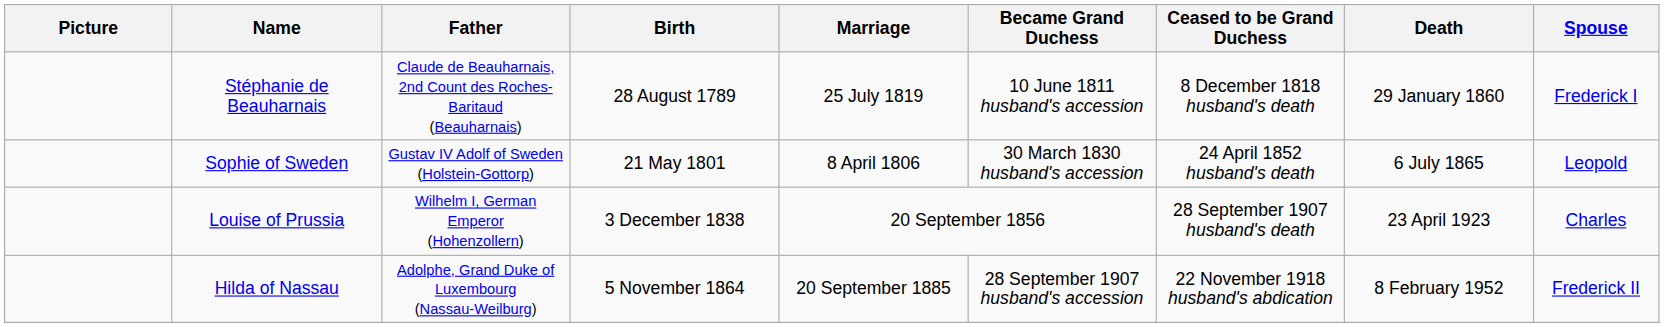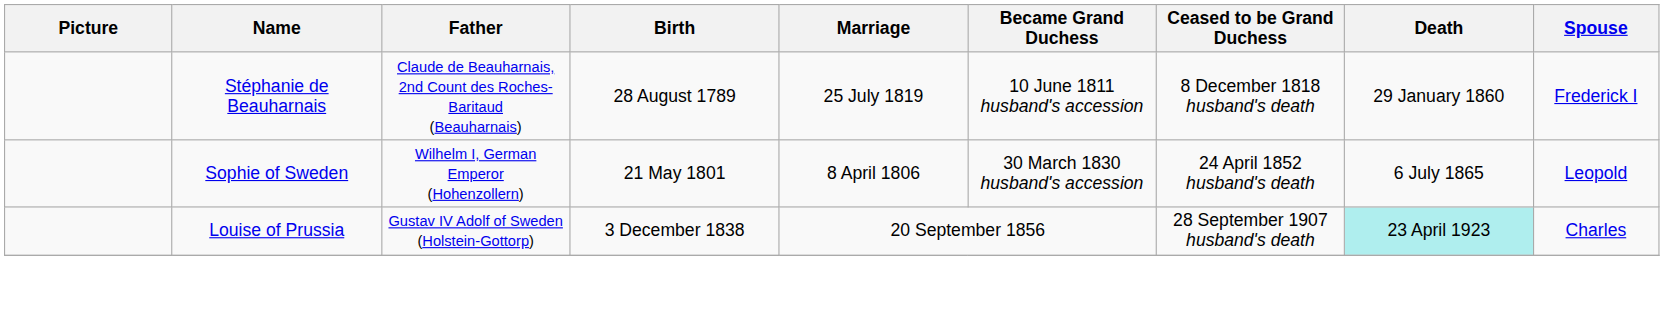(476, 164) Gustav IV Adolf of Sweden (Holstein-Gottorp) -> (476, 174) Wilhelm I, German Emperor (Hohenzollern)
(476, 222) Wilhelm I, German Emperor (Hohenzollern) -> (476, 231) Gustav IV Adolf of Sweden (Holstein-Gottorp)
(1439, 220) no background -> (1439, 230) paleturquoise background
- row: (277, 288)
